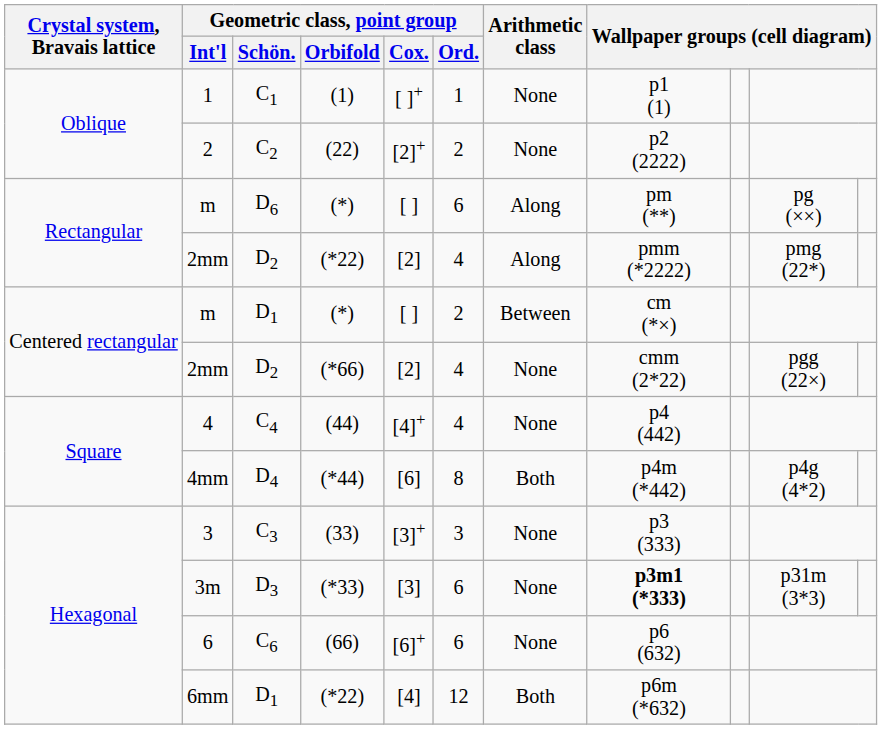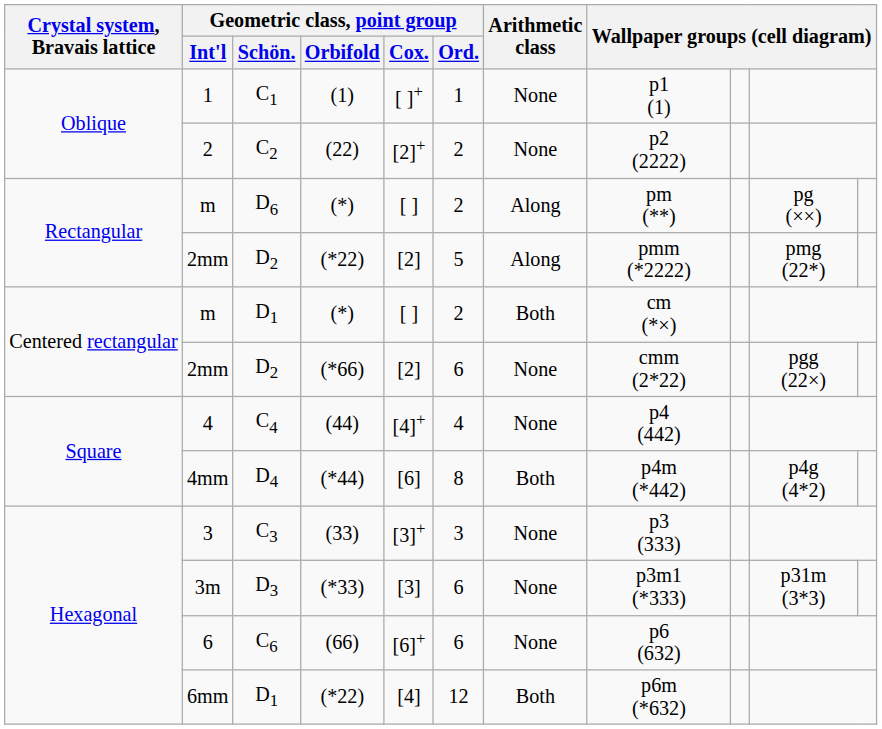(459, 205) 6 -> (459, 205) 2
(459, 259) 4 -> (459, 259) 5
(535, 314) Between -> (535, 314) Both
(459, 369) 4 -> (459, 369) 6
(659, 587) bold -> (659, 587) normal
